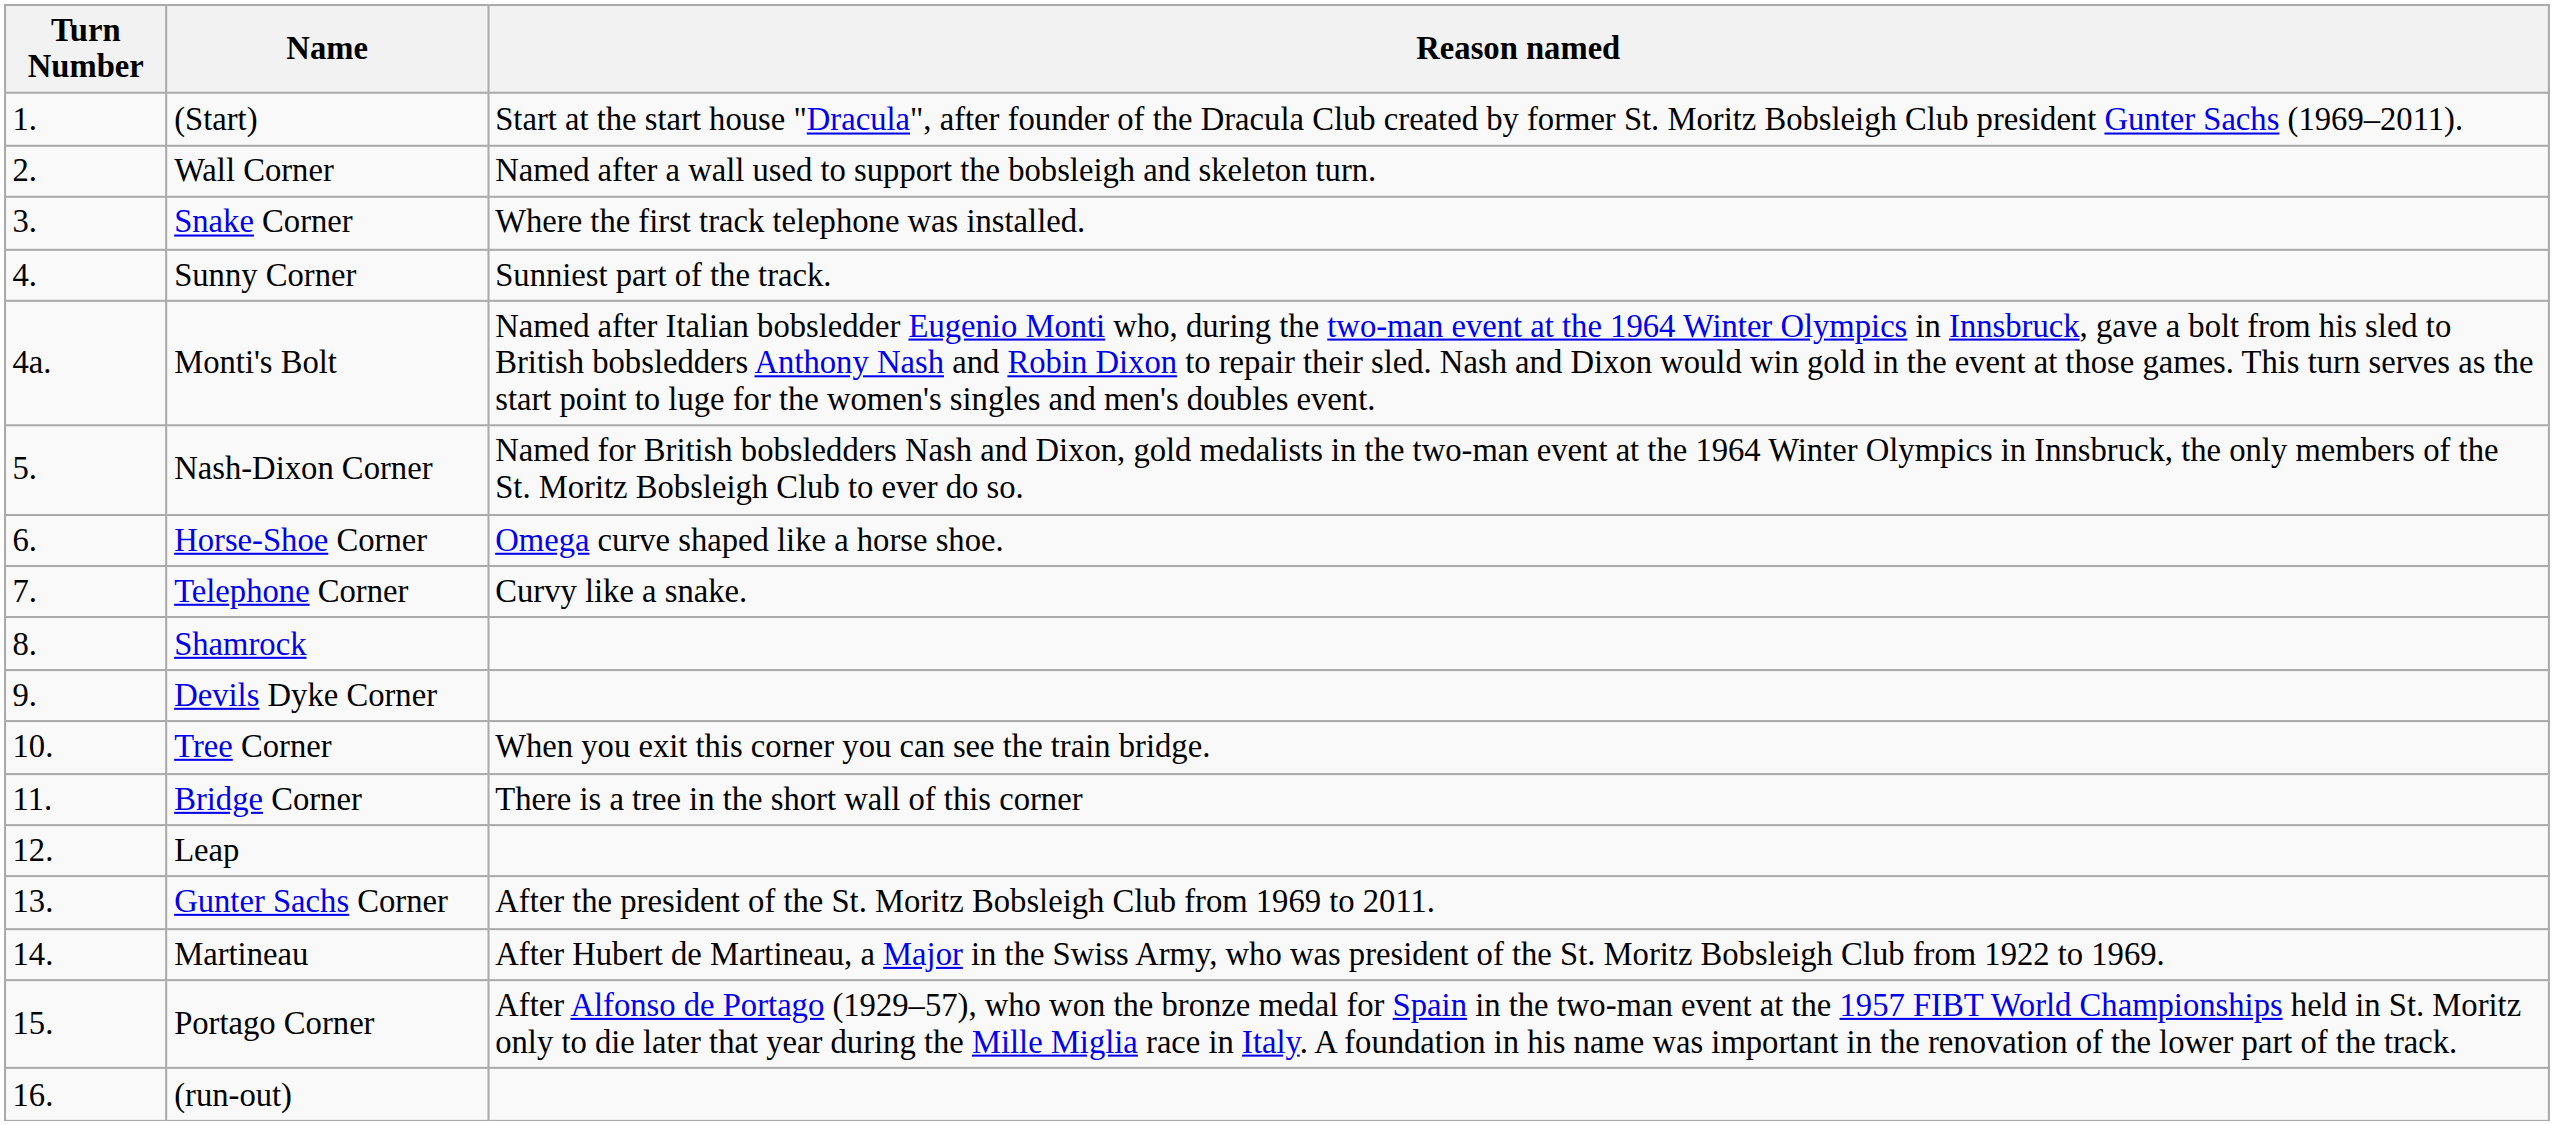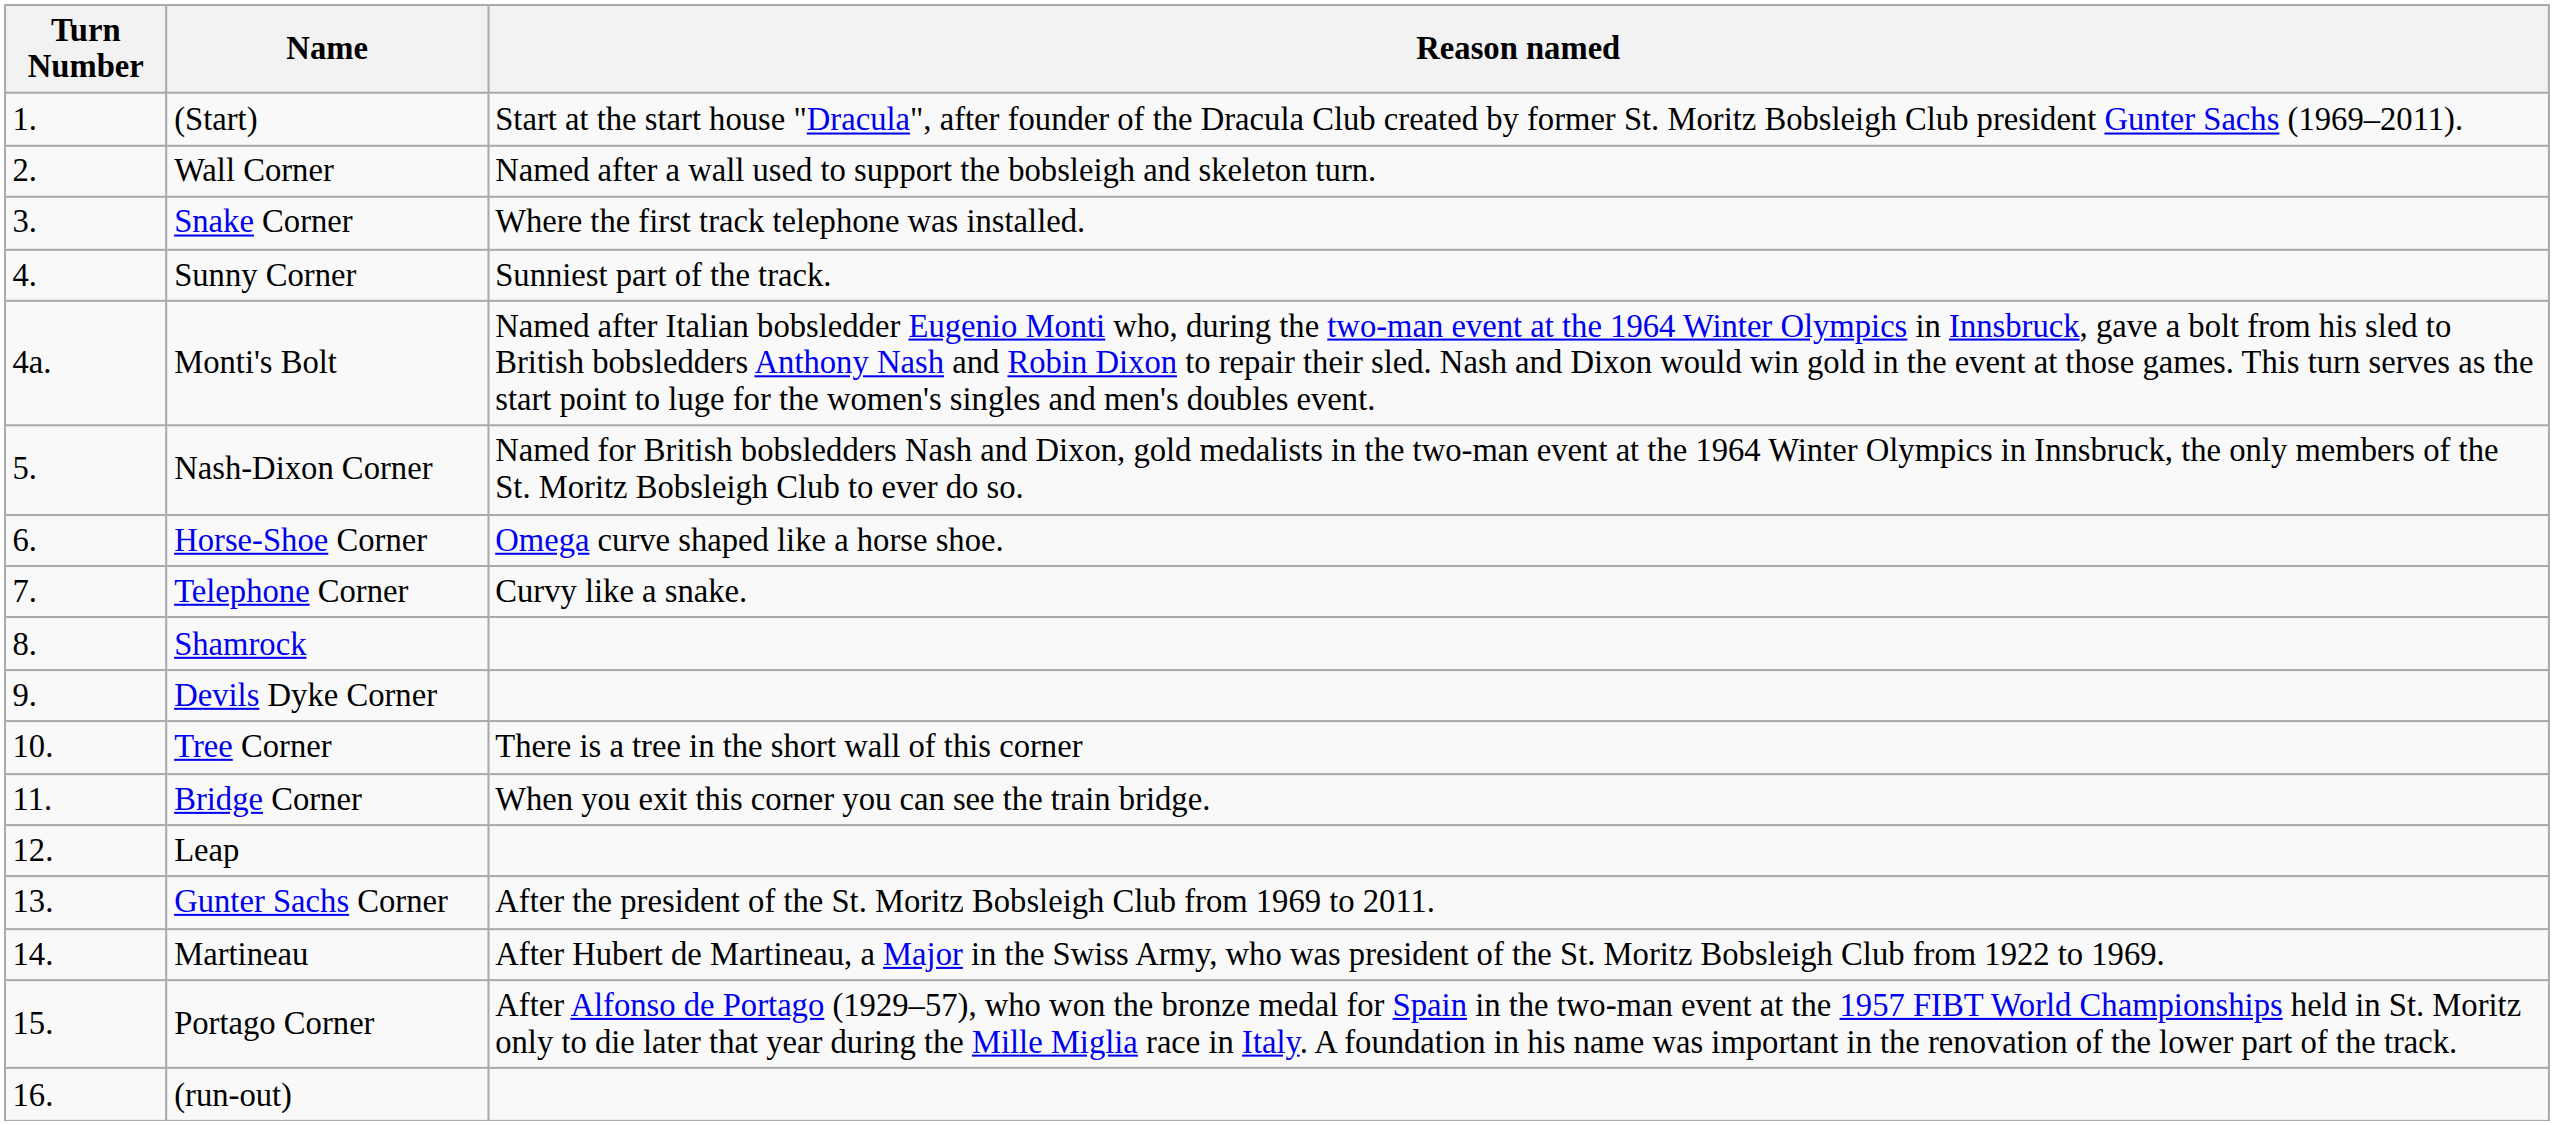(853, 746) When you exit this corner you can see the train bridge. -> (789, 746) There is a tree in the short wall of this corner
(789, 798) There is a tree in the short wall of this corner -> (853, 798) When you exit this corner you can see the train bridge.
